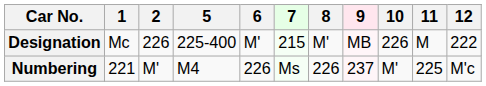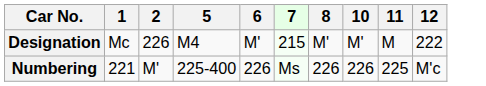- column: (360, 17)
(207, 42) 225-400 -> (188, 42) M4
(395, 42) 226 -> (355, 42) M'
(188, 68) M4 -> (207, 68) 225-400
(390, 68) M' -> (360, 68) 226
